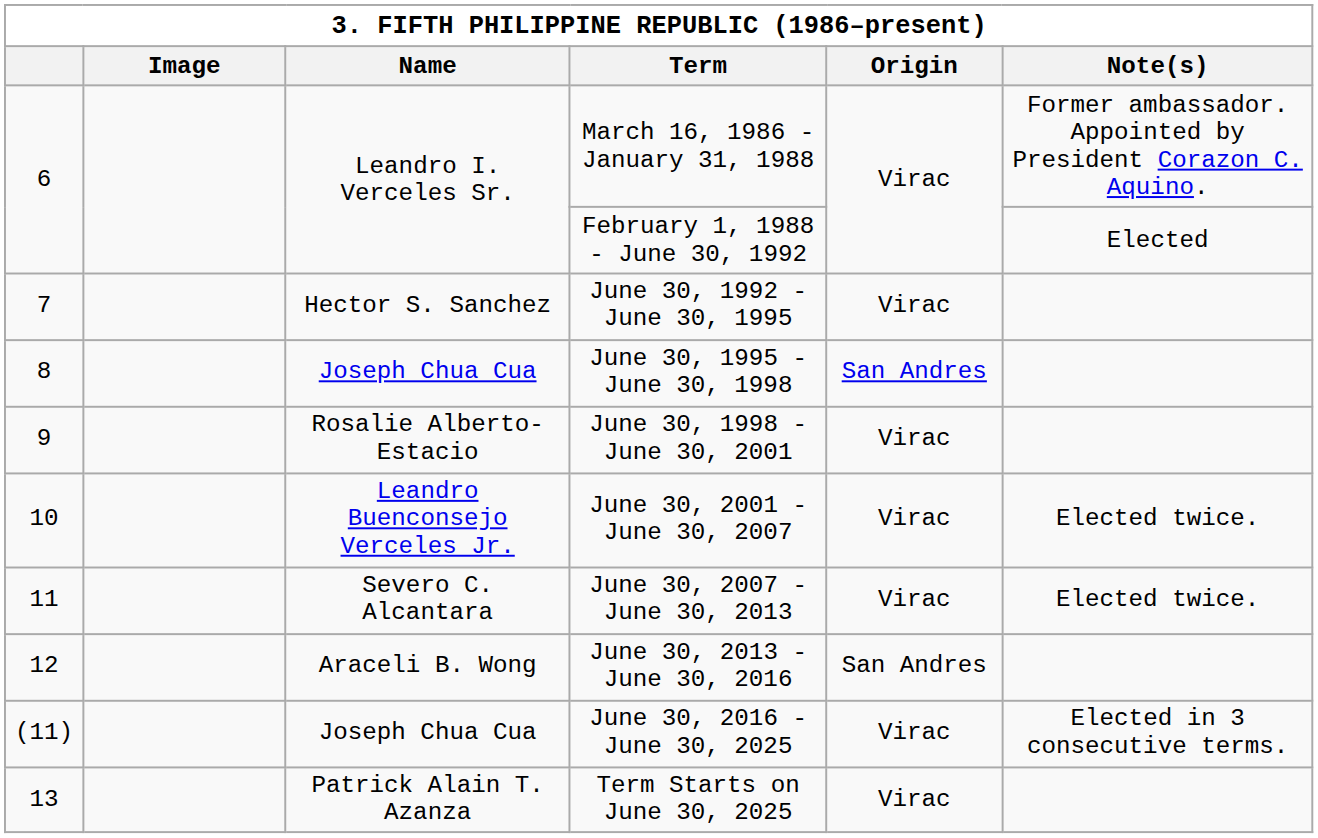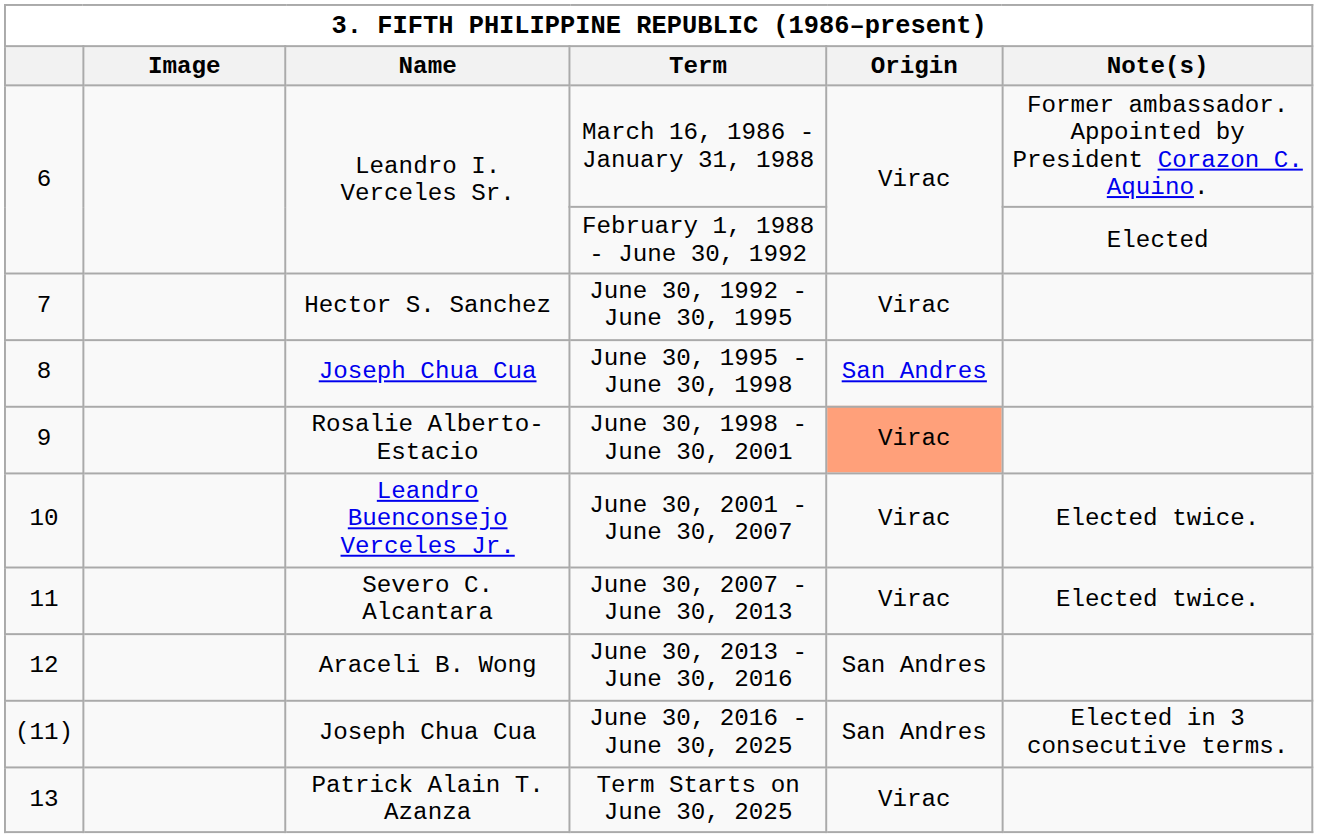(914, 440) no background -> (914, 440) lightsalmon background
(914, 734) Virac -> (914, 734) San Andres
